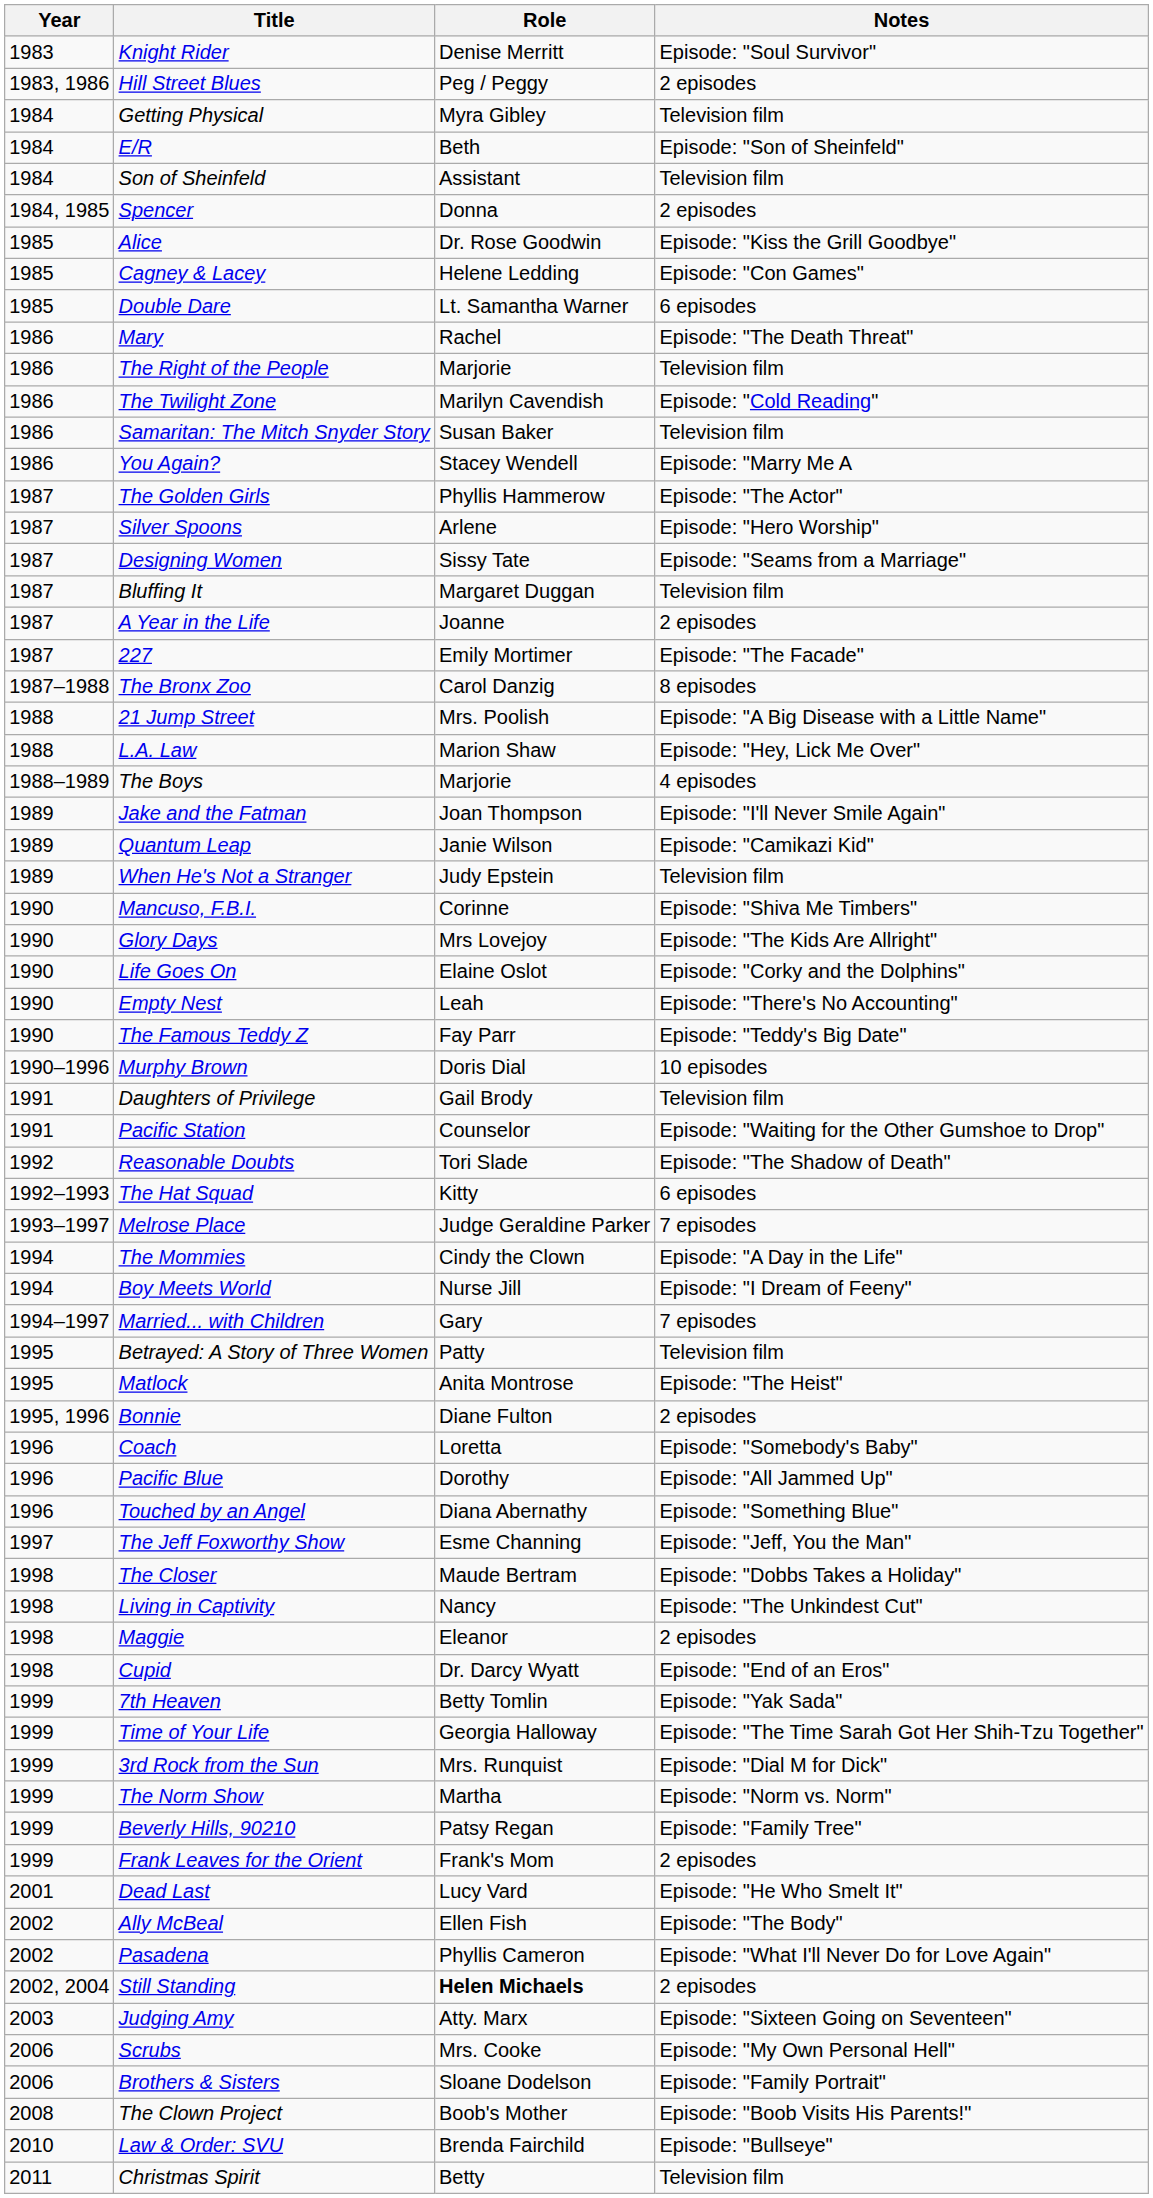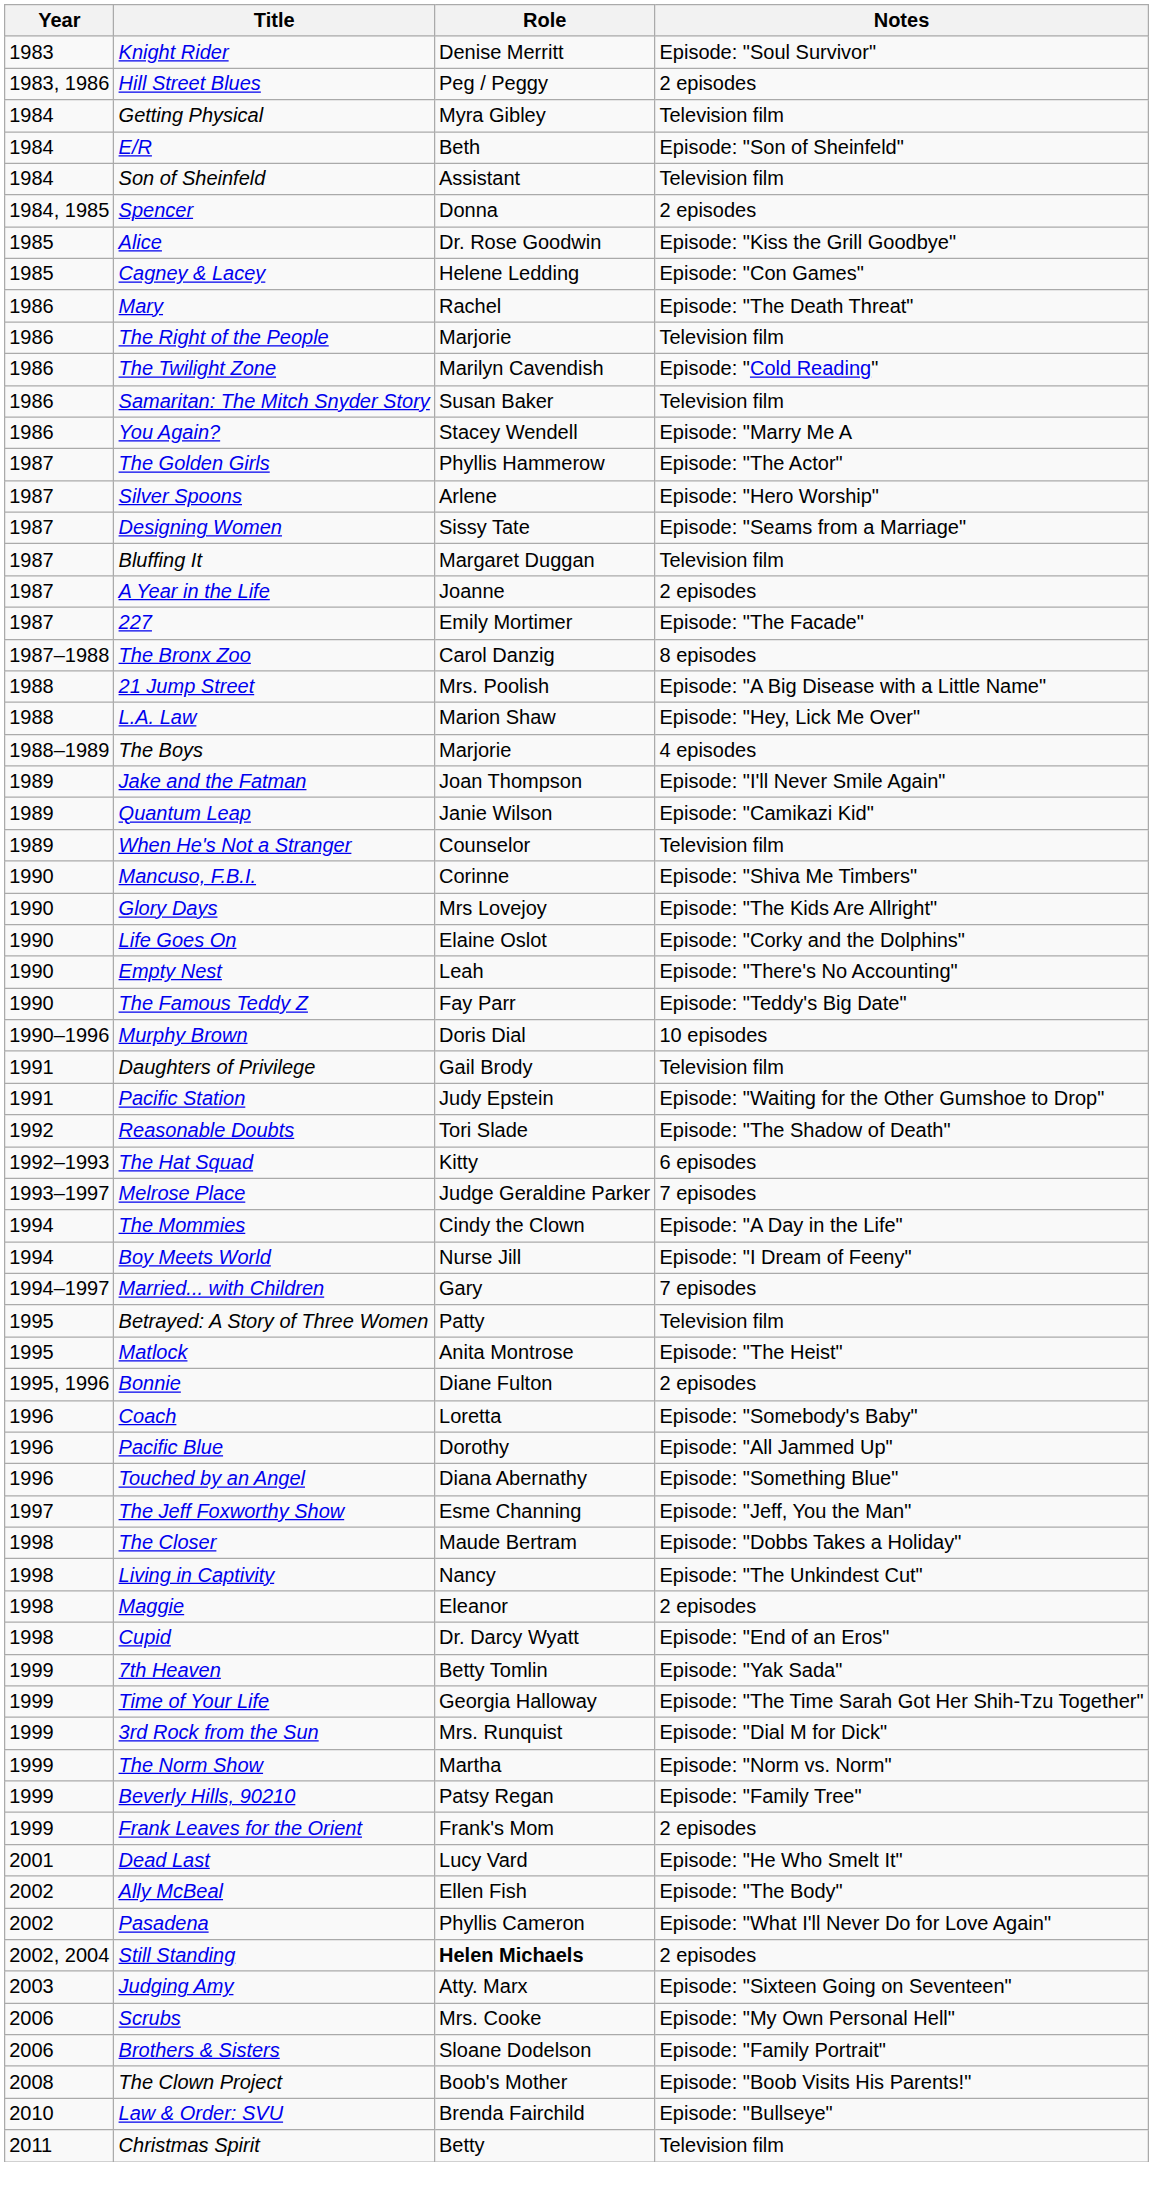- row: (175, 305)
(496, 876) Judy Epstein -> (485, 845) Counselor
(485, 1130) Counselor -> (496, 1098) Judy Epstein
